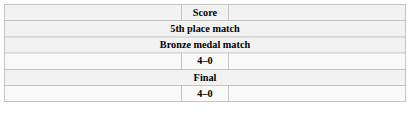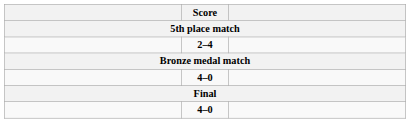+ row: (93, 45)
